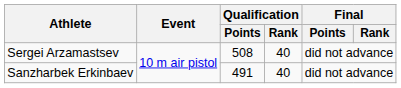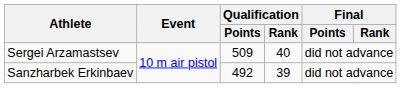(242, 53) 508 -> (242, 53) 509
(242, 73) 491 -> (242, 73) 492
(283, 73) 40 -> (283, 73) 39
